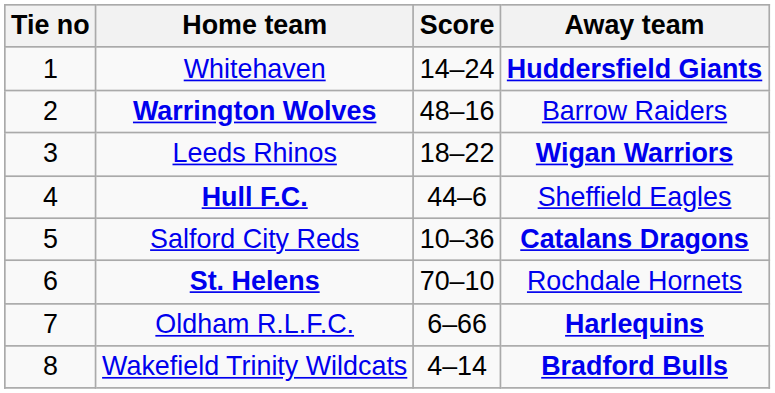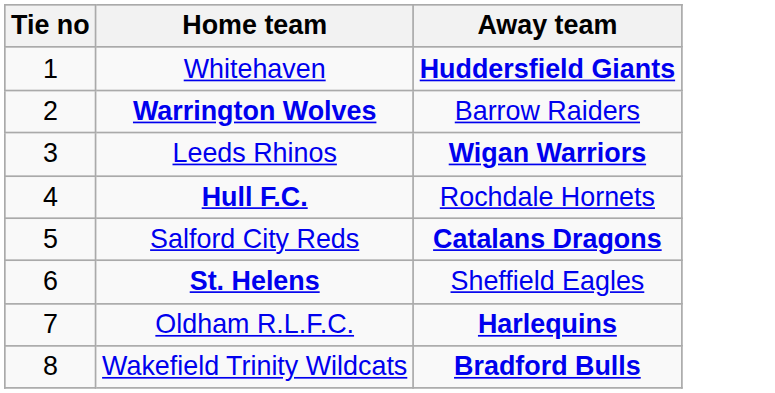- column: (457, 25)
(635, 196) Sheffield Eagles -> (547, 196) Rochdale Hornets
(635, 281) Rochdale Hornets -> (547, 281) Sheffield Eagles
